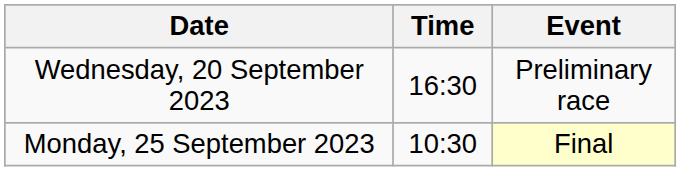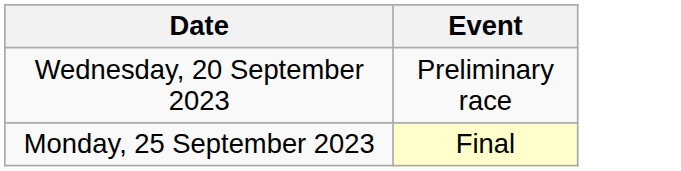- column: (443, 26)
